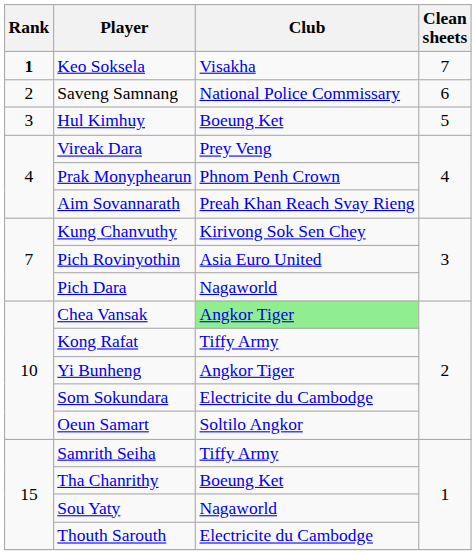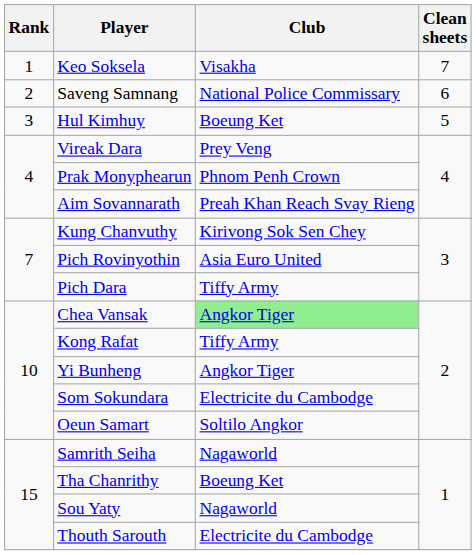(29, 65) bold -> (29, 65) normal
(238, 286) Nagaworld -> (239, 286) Tiffy Army
(239, 452) Tiffy Army -> (238, 452) Nagaworld
